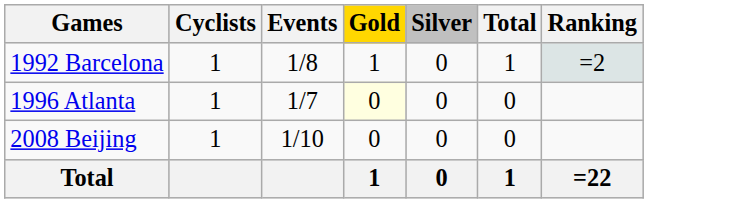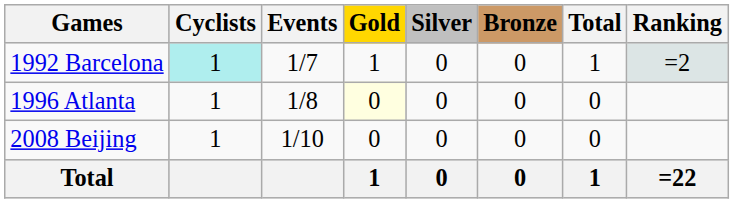+ column: (520, 23)
(215, 62) no background -> (215, 62) paleturquoise background
(302, 62) 1/8 -> (302, 62) 1/7
(302, 100) 1/7 -> (302, 100) 1/8
